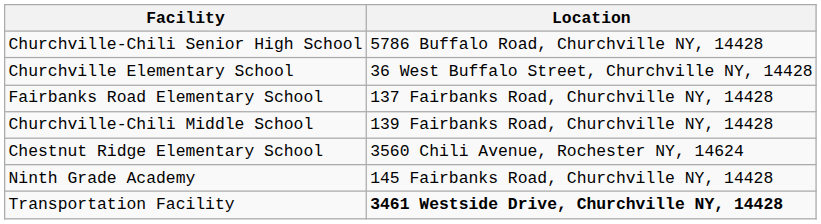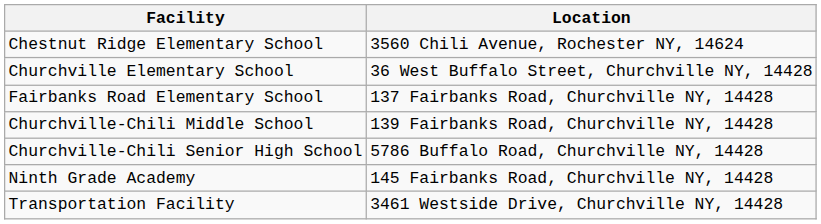rows swapped: (166, 151) <-> (185, 45)
(577, 205) bold -> (577, 205) normal
